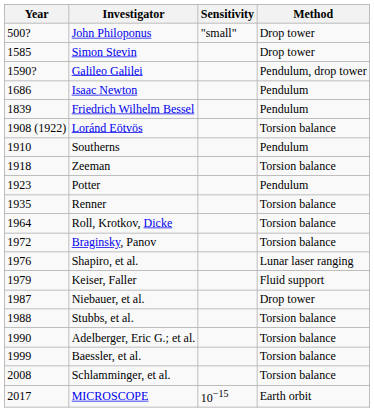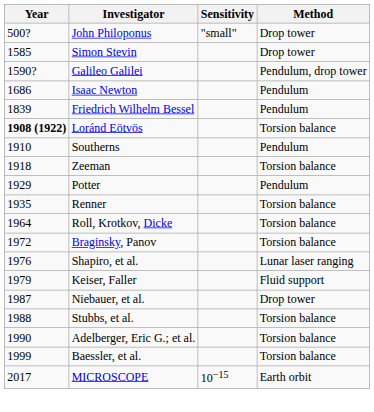(37, 128) normal -> (37, 128) bold
(19, 185) 1923 -> (19, 185) 1929
- row: (121, 375)
